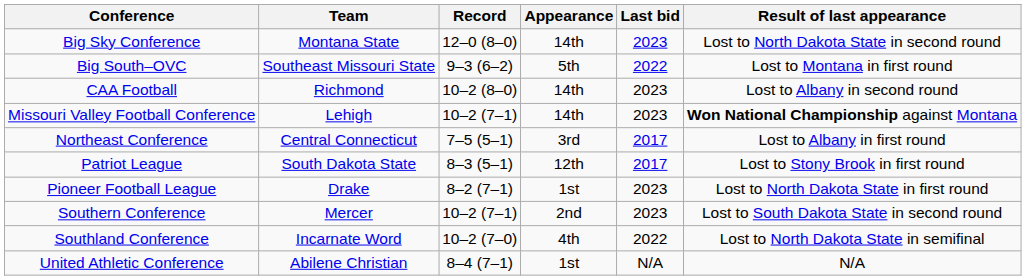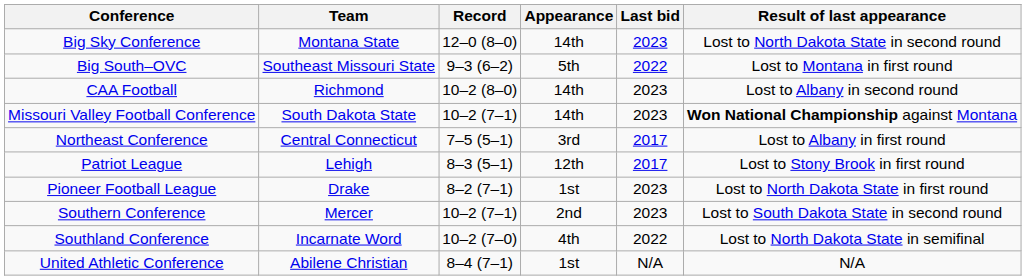(349, 115) Lehigh -> (349, 115) South Dakota State
(349, 164) South Dakota State -> (349, 164) Lehigh
